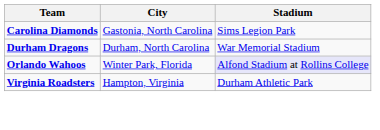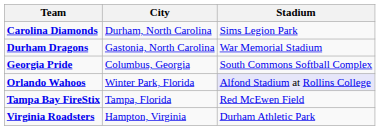(157, 30) Gastonia, North Carolina -> (158, 30) Durham, North Carolina
(156, 47) Durham, North Carolina -> (160, 47) Gastonia, North Carolina
+ row: (40, 64)
+ row: (53, 99)
